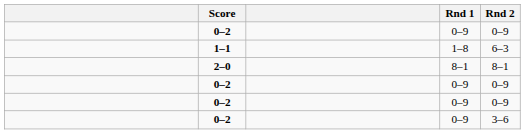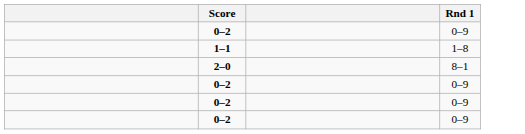- column: (500, 13)
